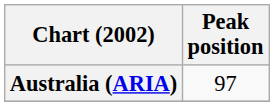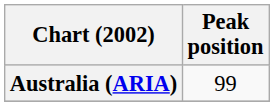(226, 82) 97 -> (226, 82) 99
